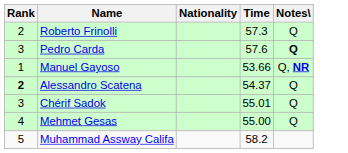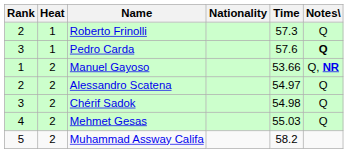+ column: (52, 13)
(21, 85) bold -> (21, 85) normal
(257, 85) 54.37 -> (286, 85) 54.97
(257, 103) 55.01 -> (286, 103) 54.98
(257, 121) 55.00 -> (286, 121) 55.03
